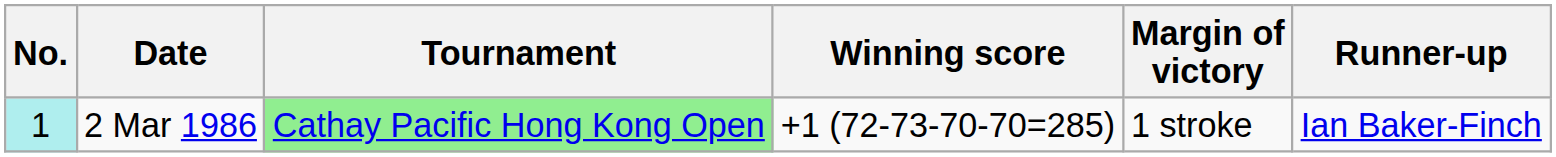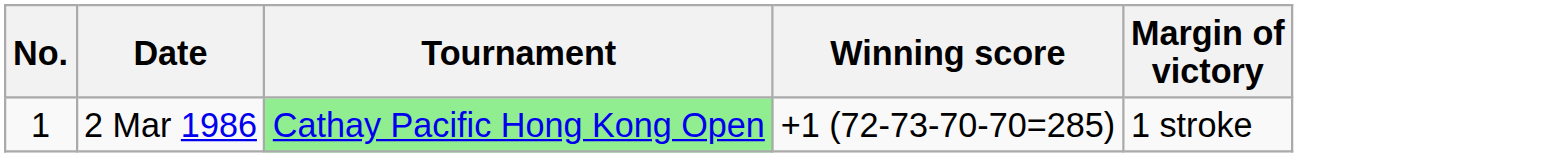- column: (1421, 52)
(41, 125) paleturquoise background -> (41, 125) no background
